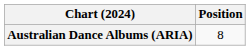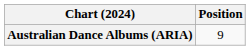(221, 34) 8 -> (221, 34) 9
